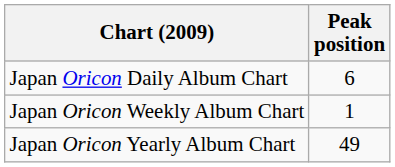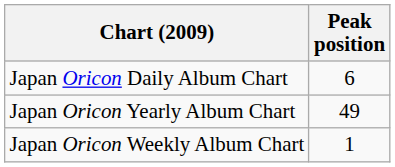rows swapped: (157, 111) <-> (152, 144)
